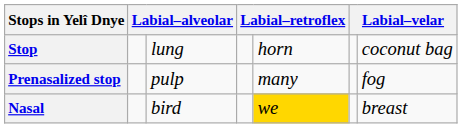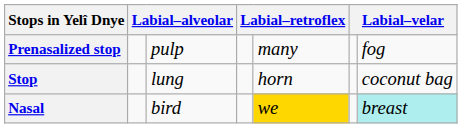rows swapped: (23, 49) <-> (64, 78)
(385, 108) no background -> (385, 108) paleturquoise background
